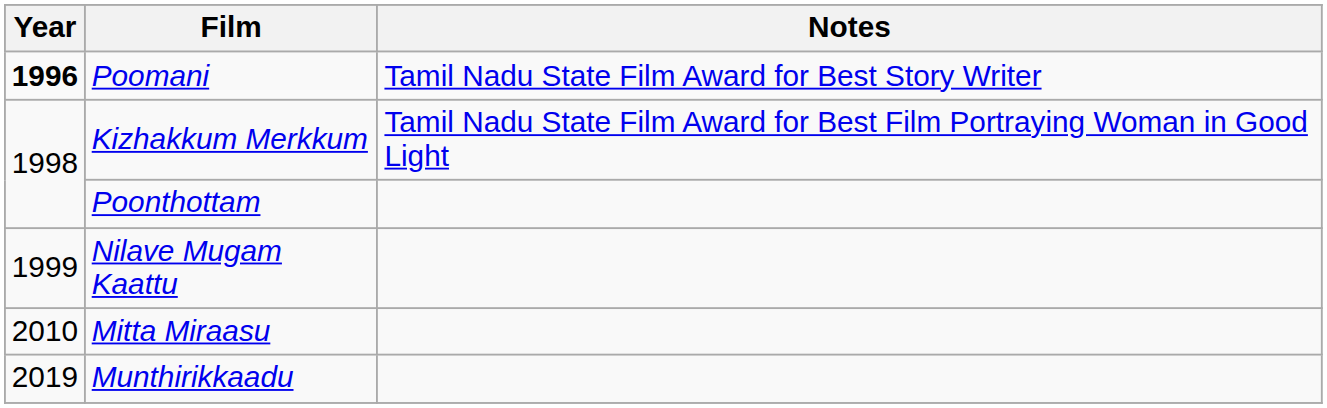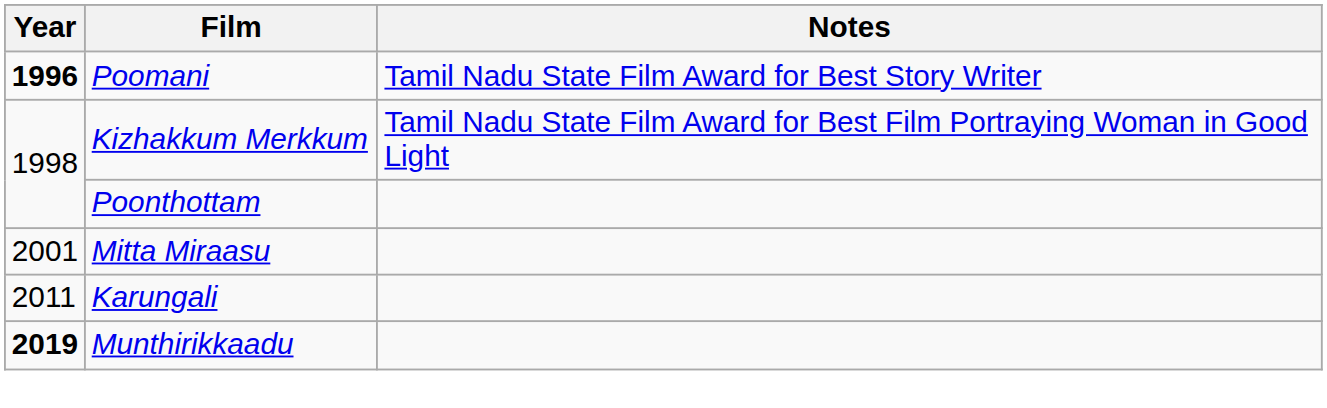- row: (187, 267)
(45, 331) 2010 -> (45, 250) 2001
+ row: (155, 297)
(45, 378) normal -> (45, 344) bold
